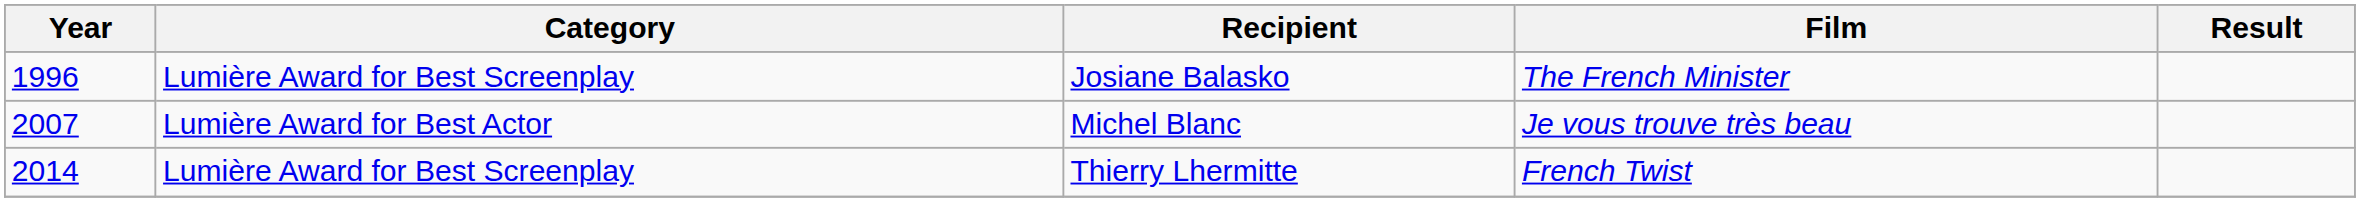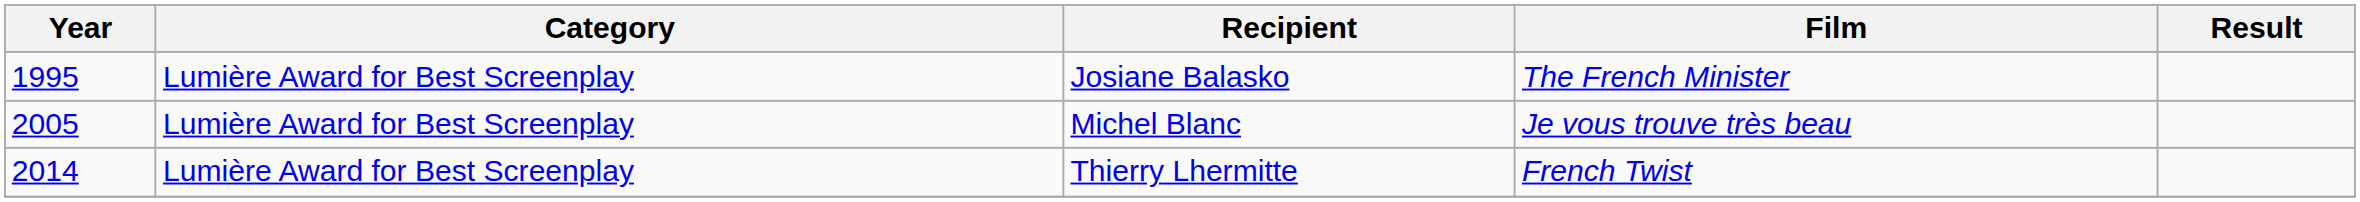(45, 76) 1996 -> (45, 76) 1995
(45, 123) 2007 -> (45, 123) 2005
(358, 123) Lumière Award for Best Actor -> (399, 123) Lumière Award for Best Screenplay
